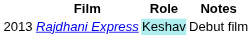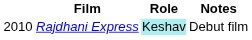(18, 26) 2013 -> (18, 26) 2010
